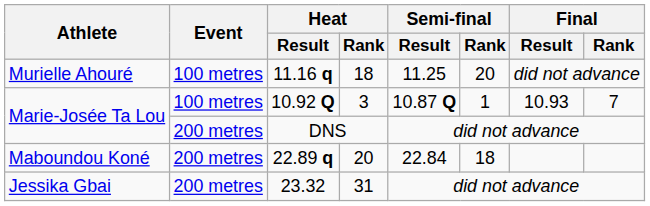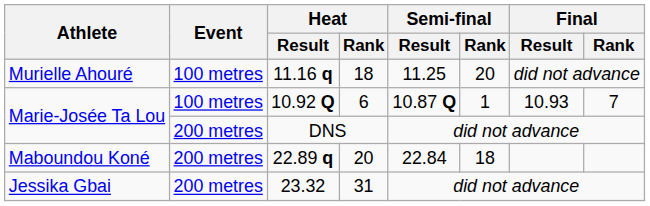(364, 102) 3 -> (364, 102) 6
